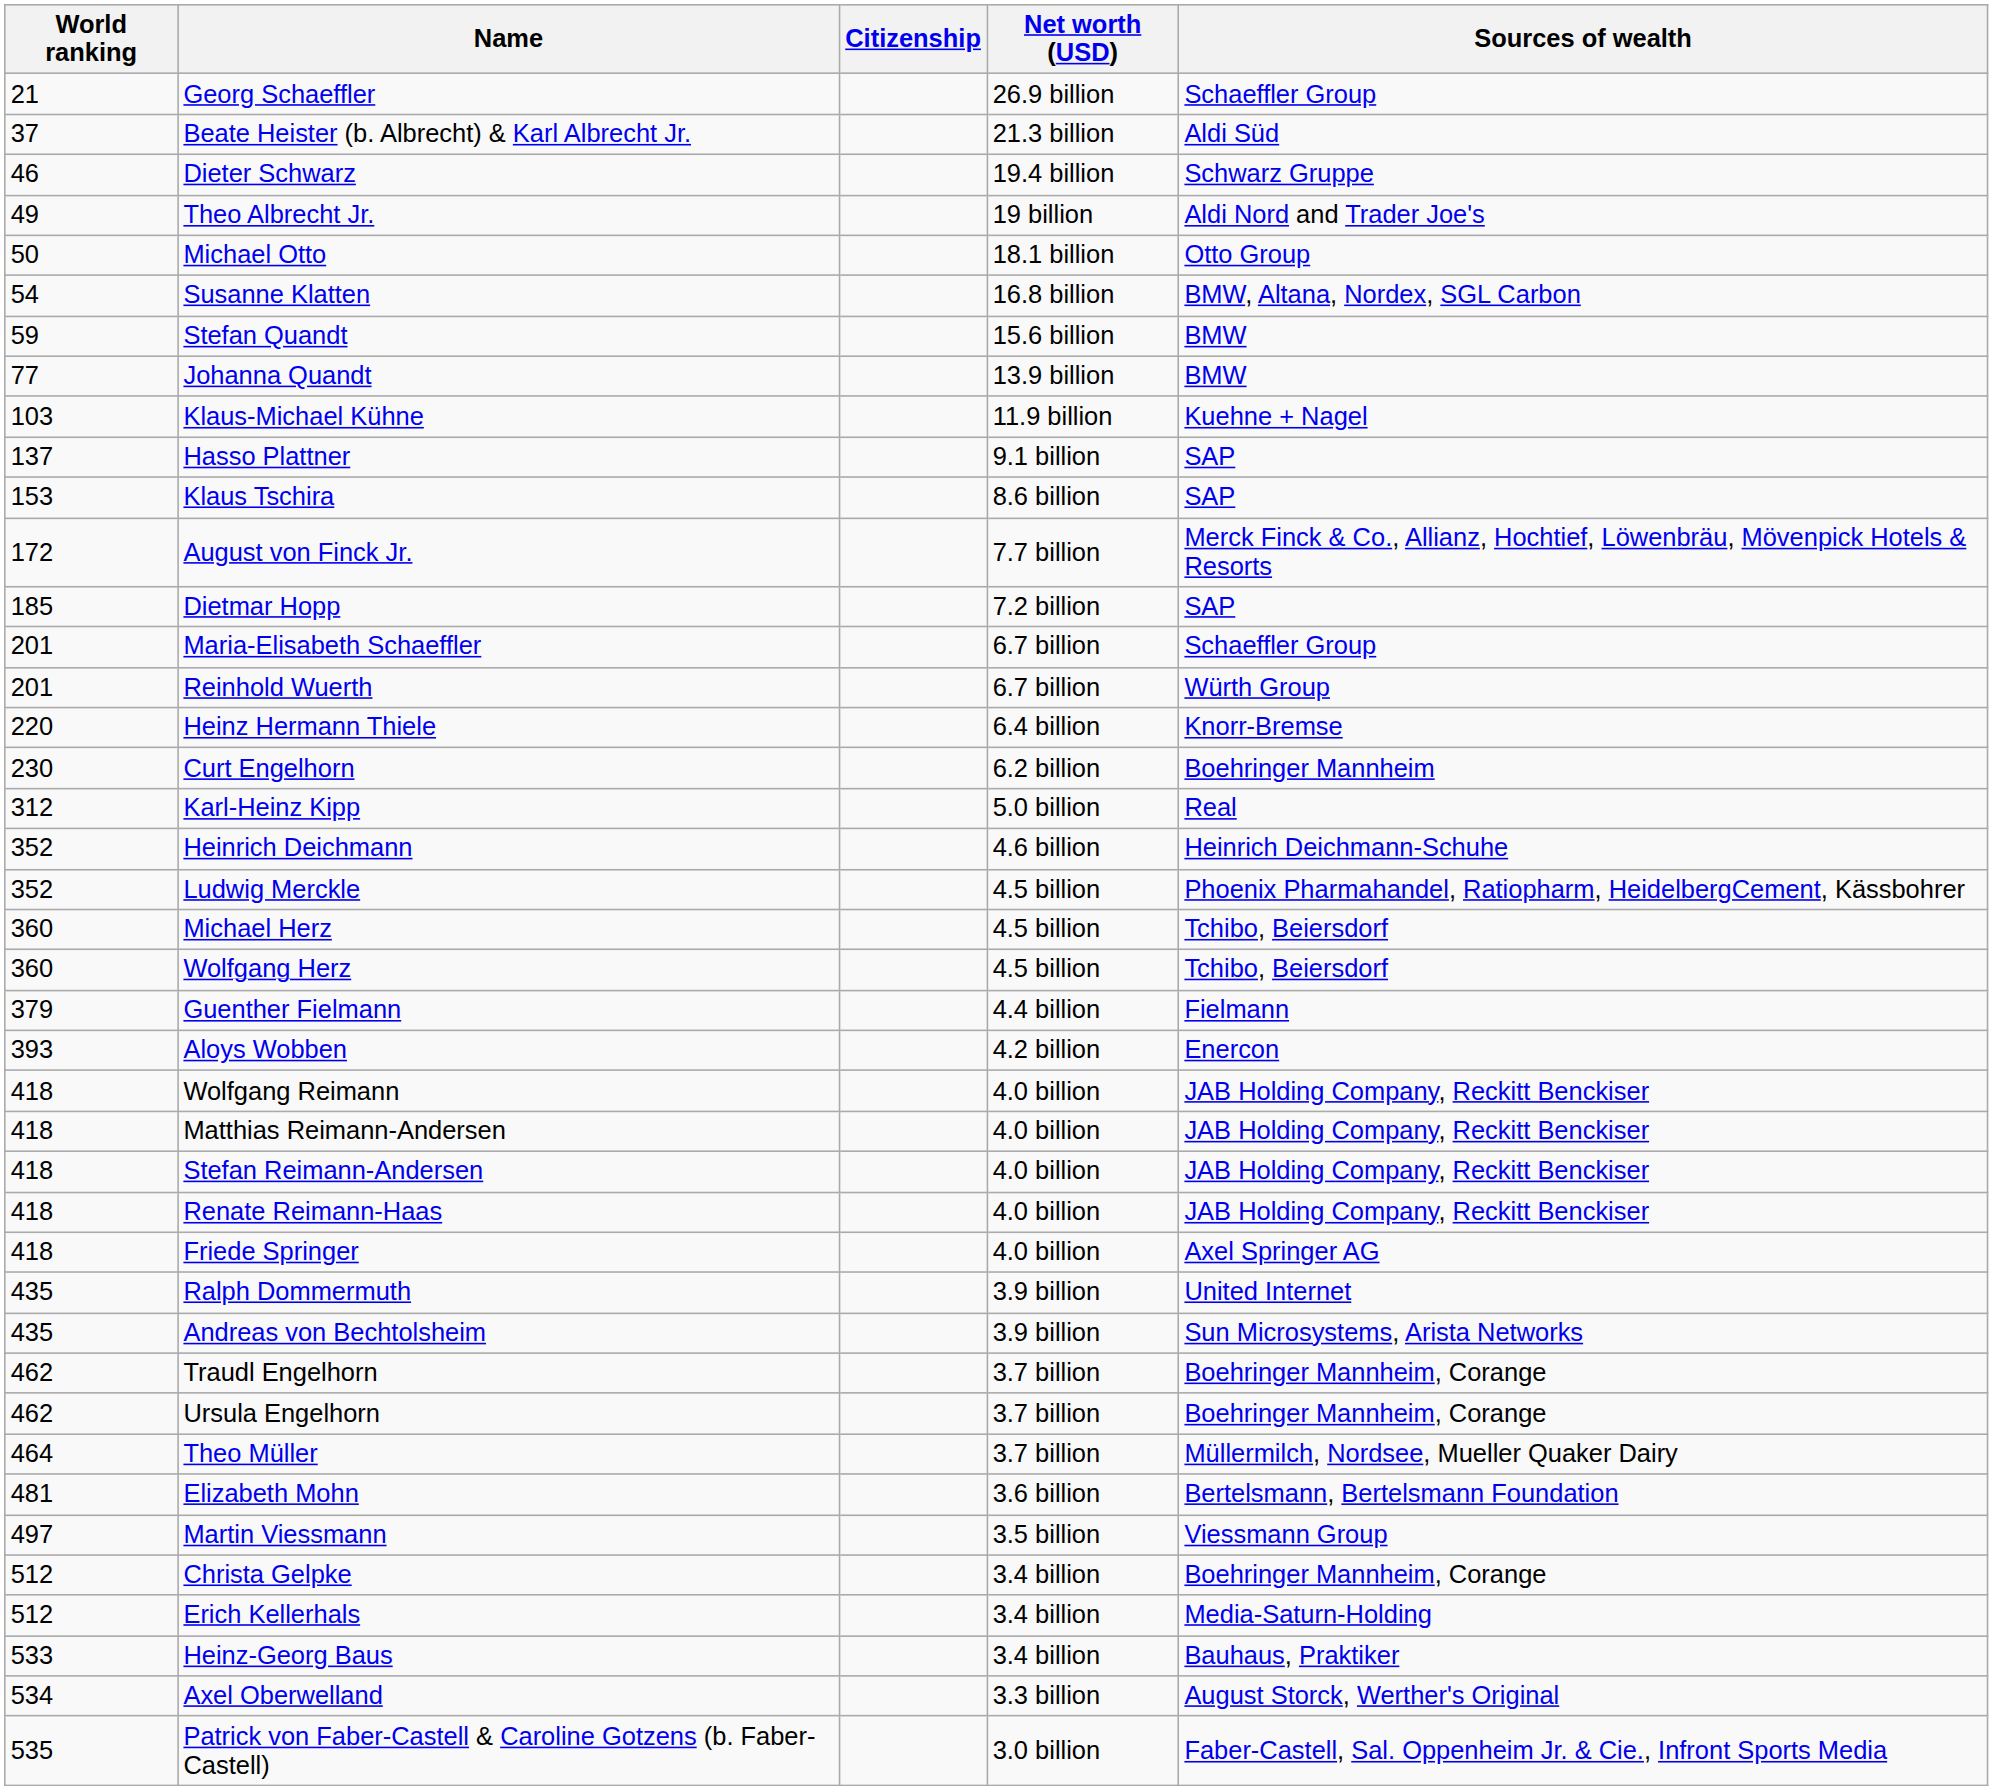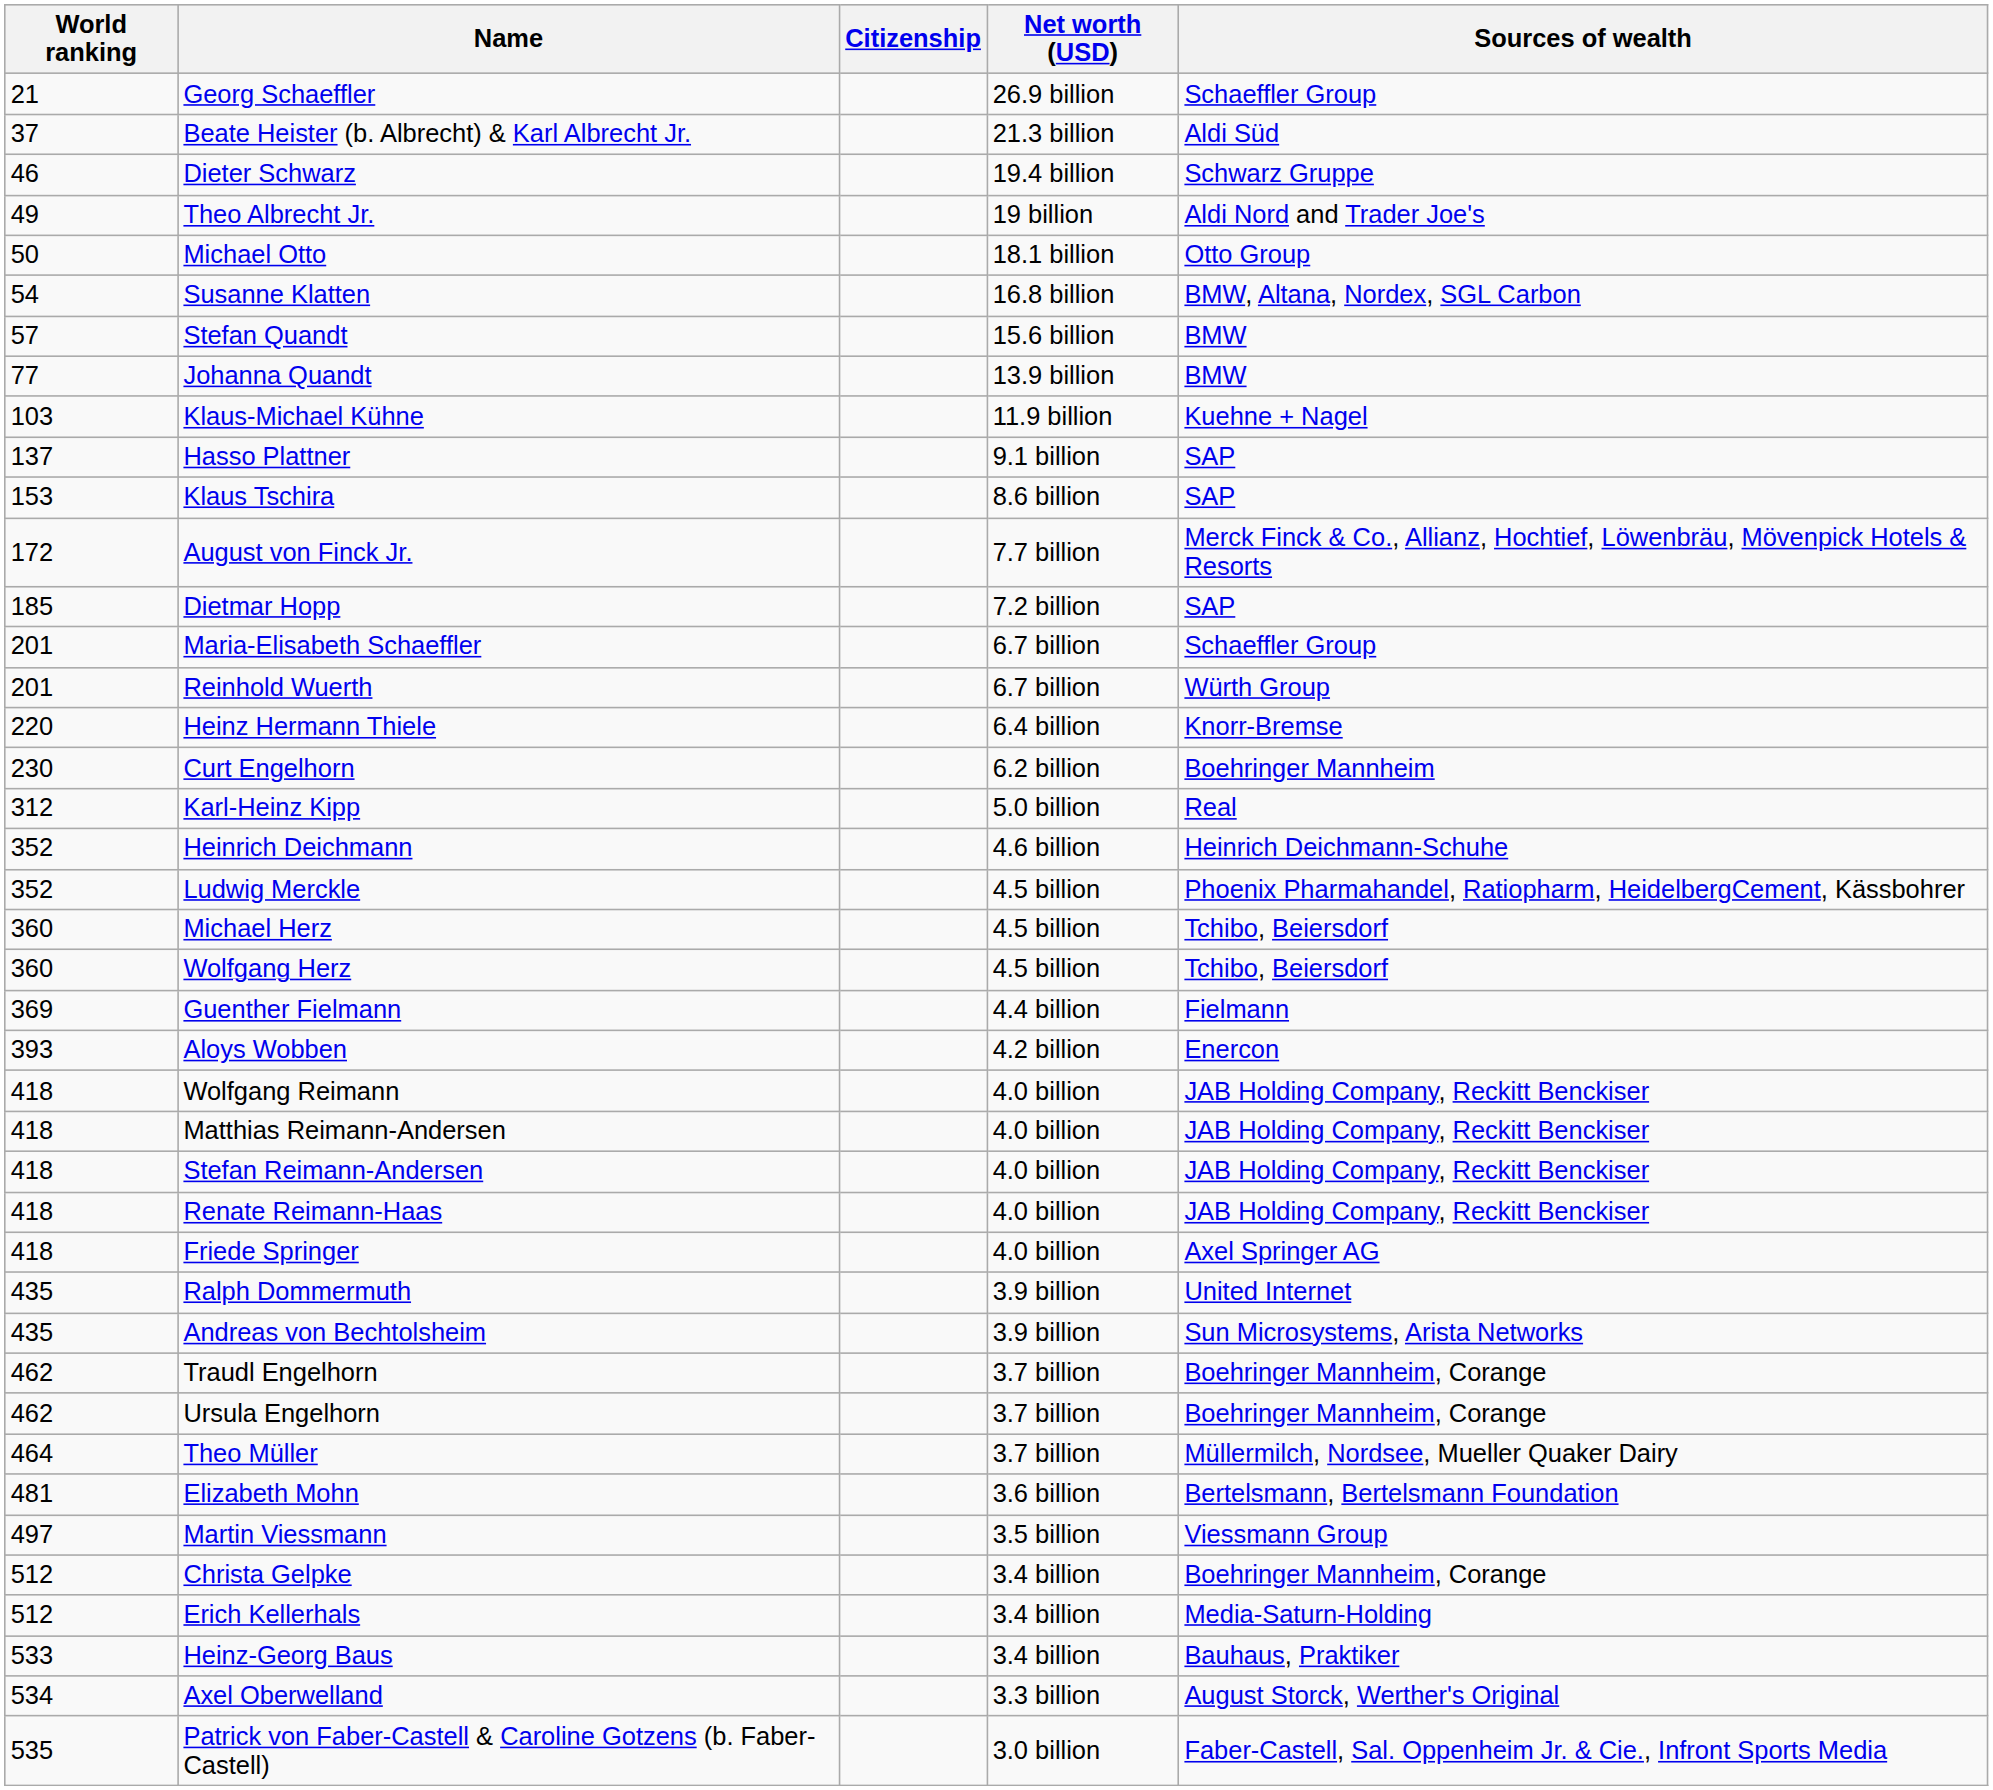(25, 335) 59 -> (25, 335) 57
(32, 1009) 379 -> (32, 1009) 369
